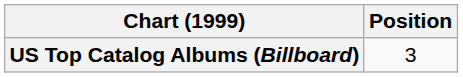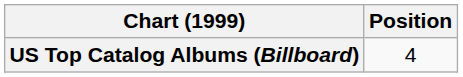(411, 54) 3 -> (411, 54) 4
